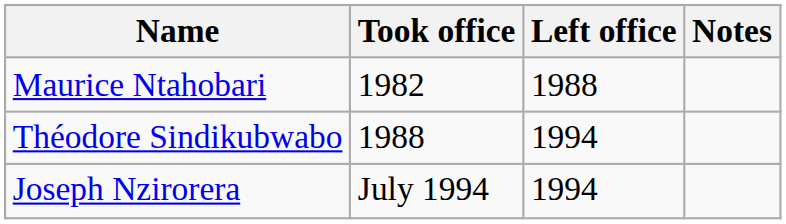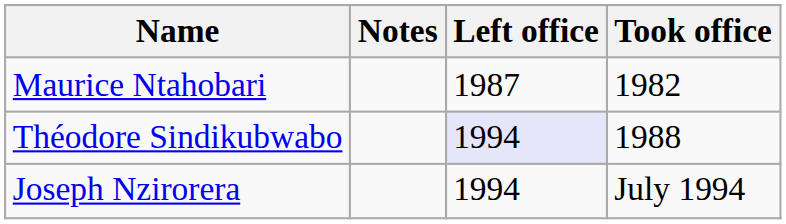columns swapped: (437, 31) <-> (732, 31)
(564, 84) 1988 -> (487, 84) 1987
(564, 137) no background -> (487, 137) lavender background
